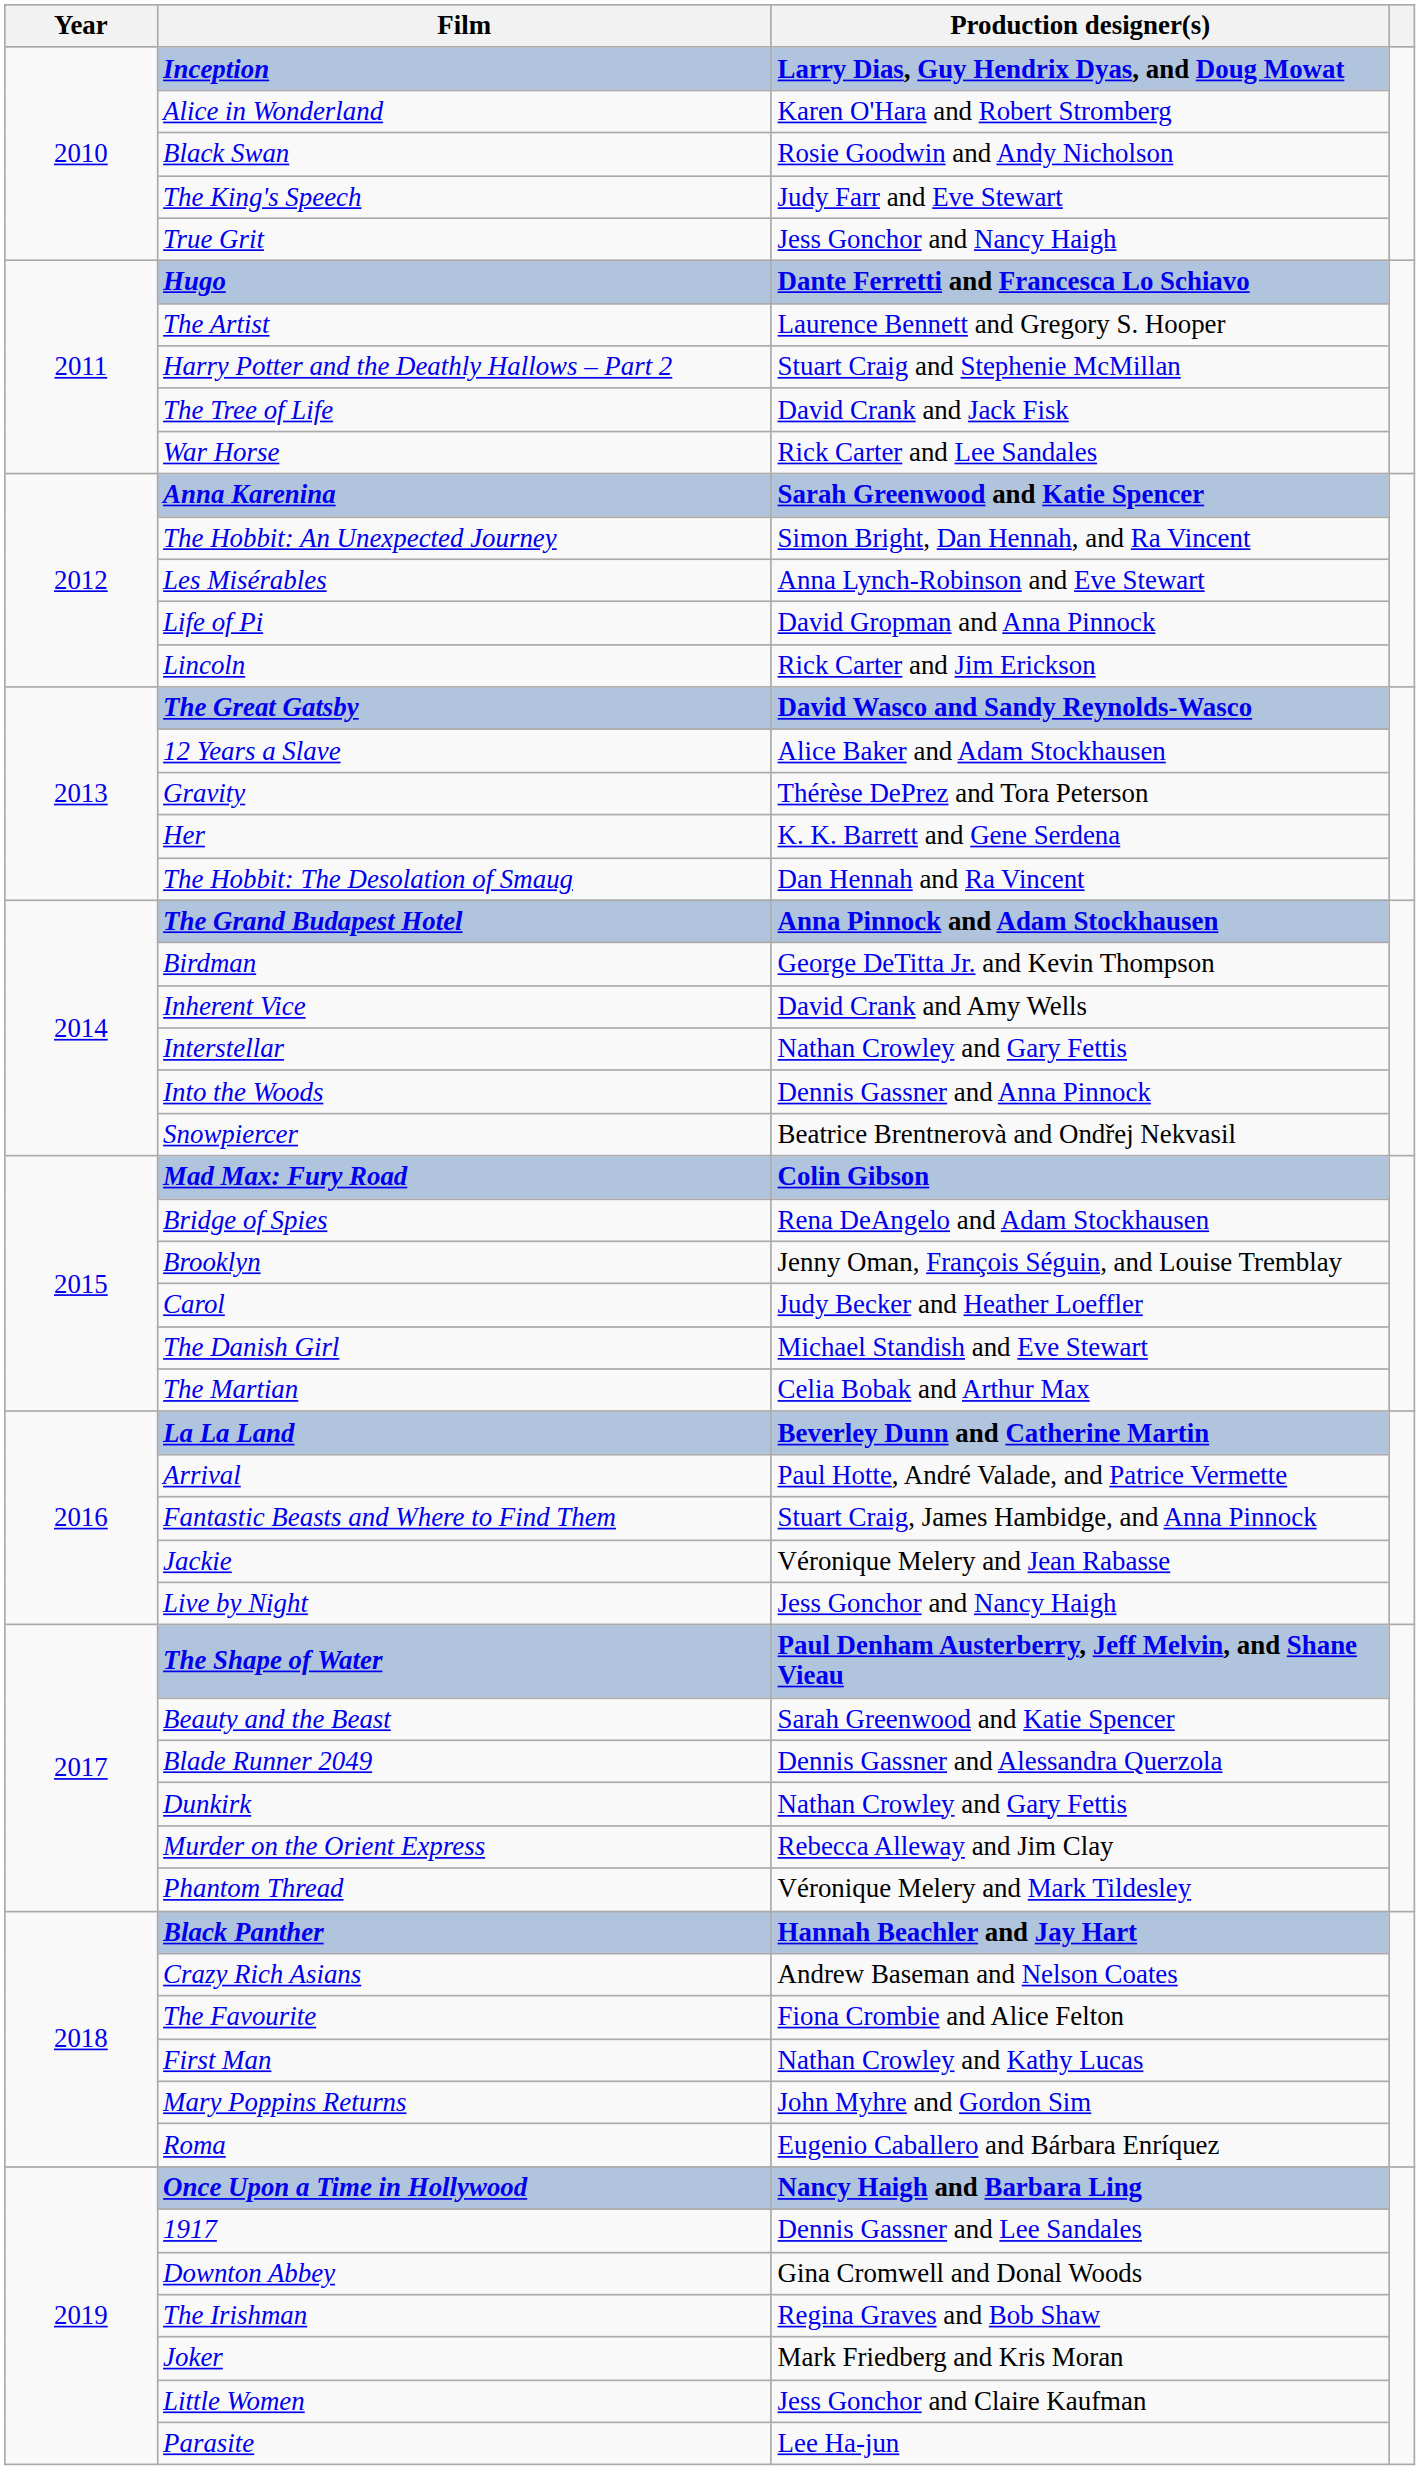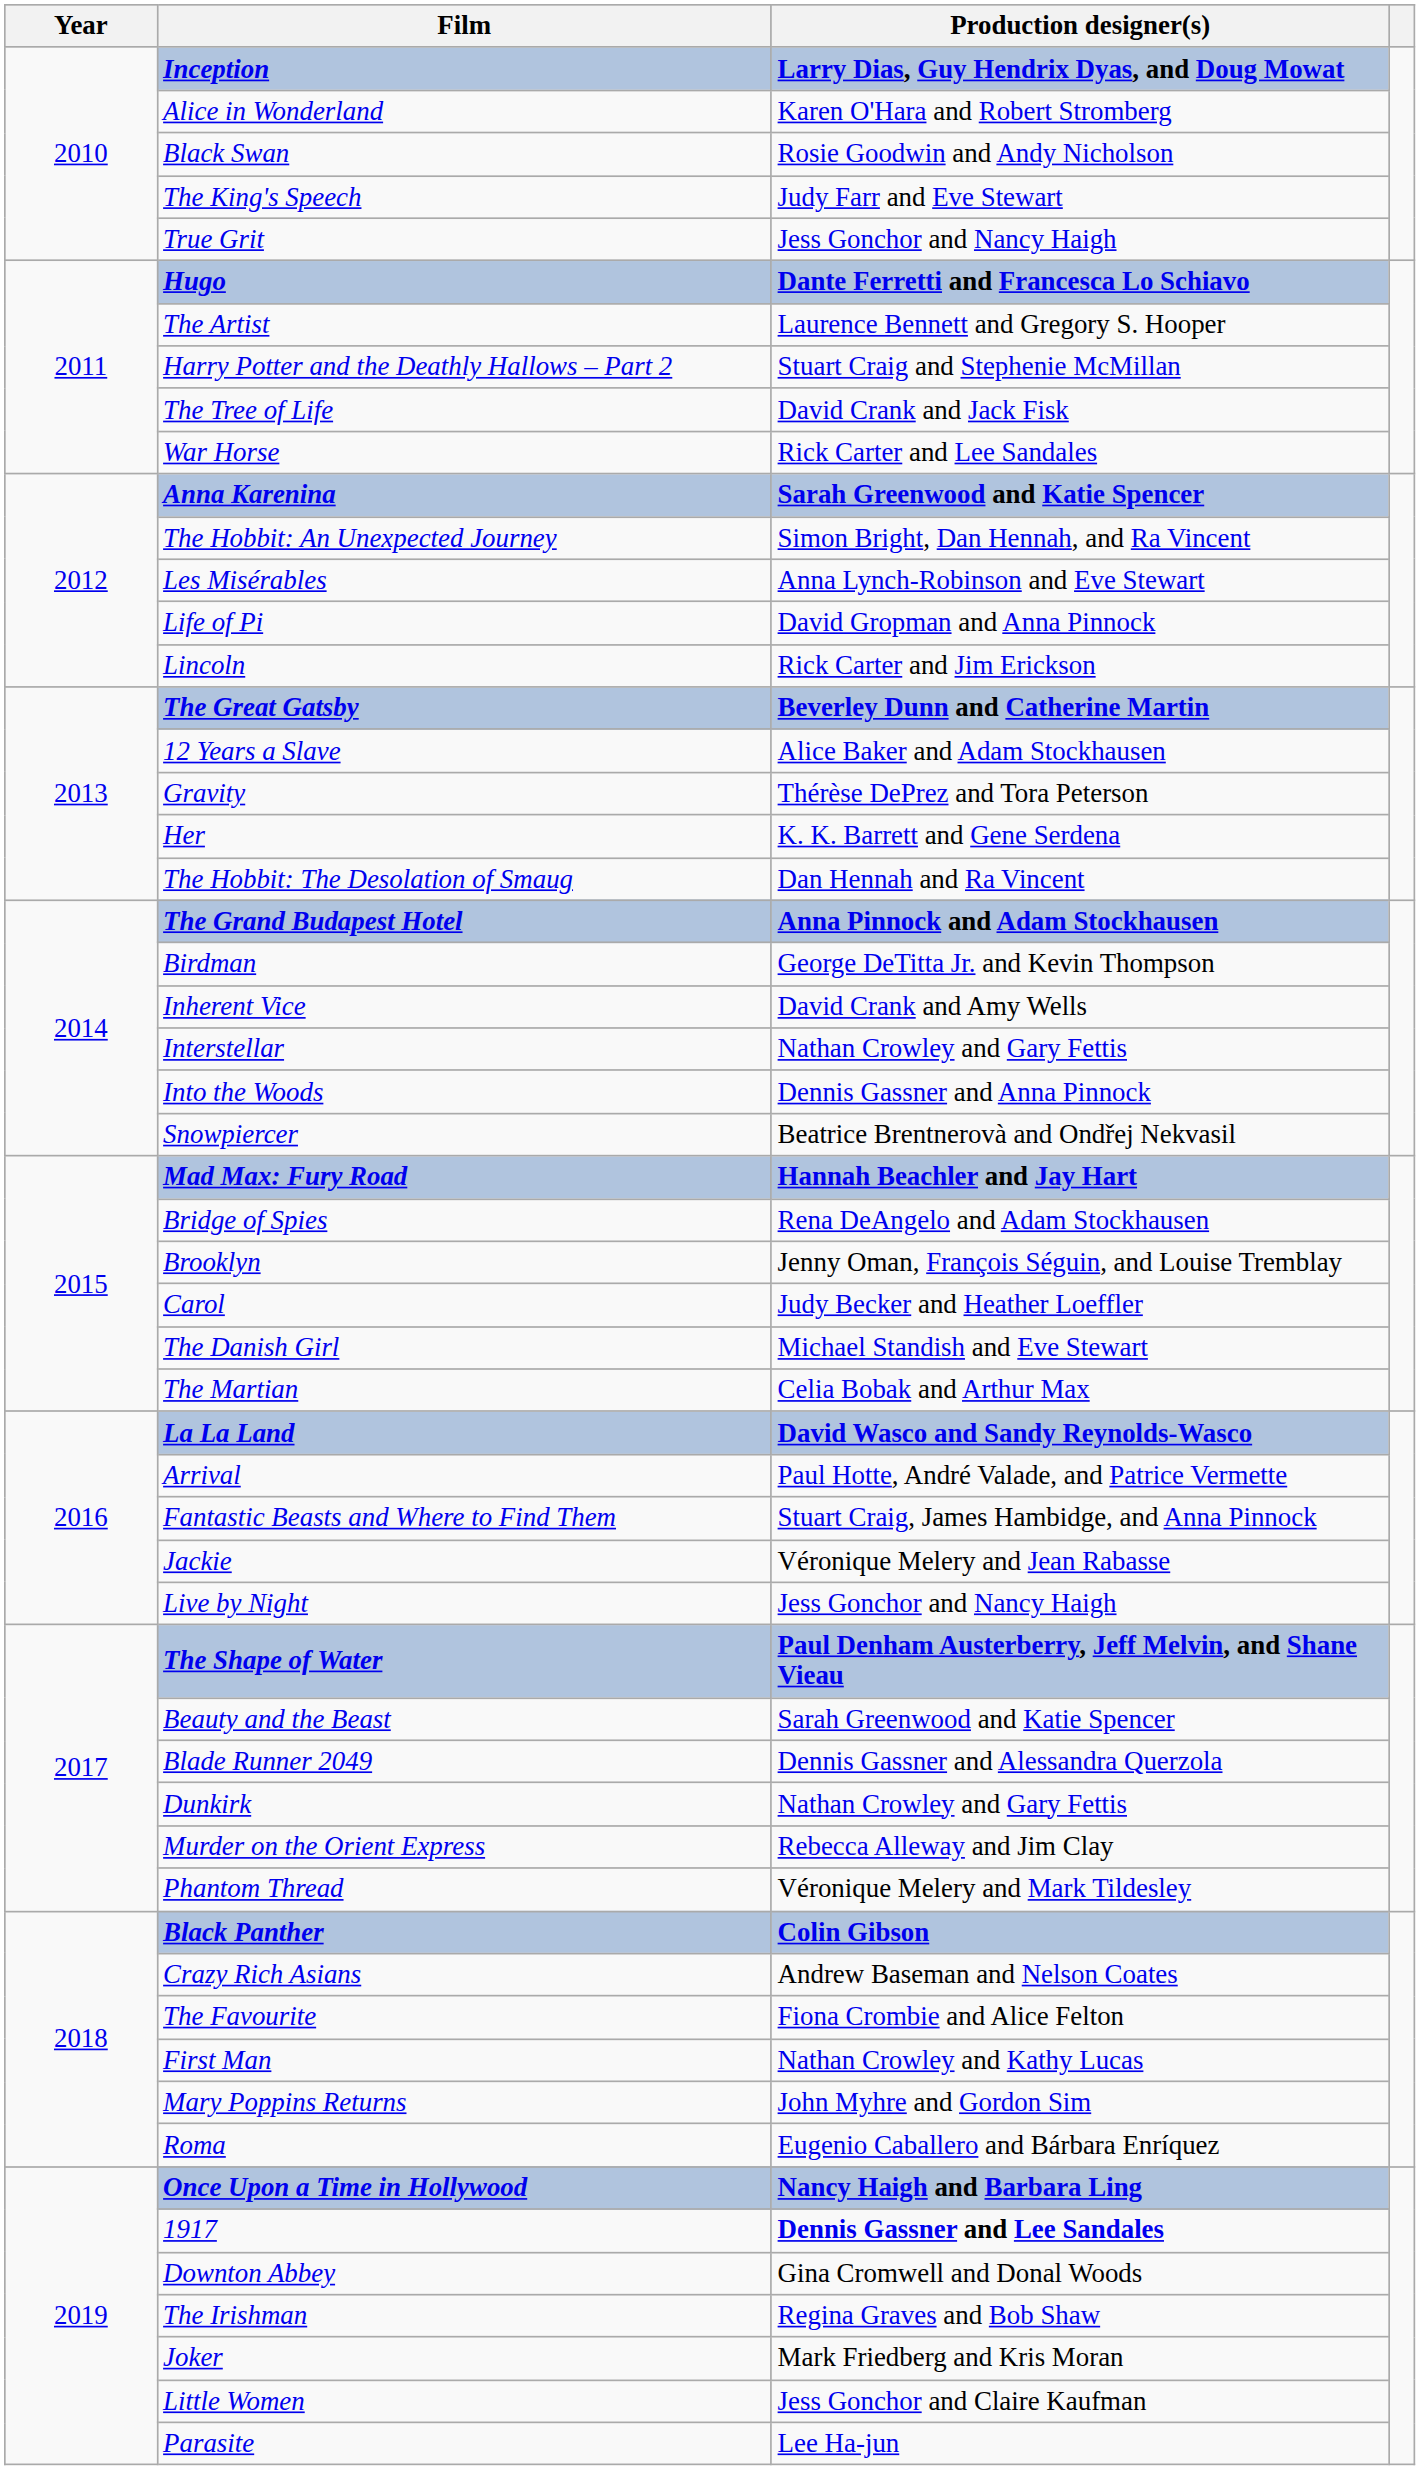(1015, 707) David Wasco and Sandy Reynolds-Wasco -> (993, 707) Beverley Dunn and Catherine Martin
(853, 1176) Colin Gibson -> (957, 1176) Hannah Beachler and Jay Hart
(993, 1432) Beverley Dunn and Catherine Martin -> (1015, 1432) David Wasco and Sandy Reynolds-Wasco
(957, 1931) Hannah Beachler and Jay Hart -> (853, 1931) Colin Gibson
(960, 2230) normal -> (971, 2230) bold
